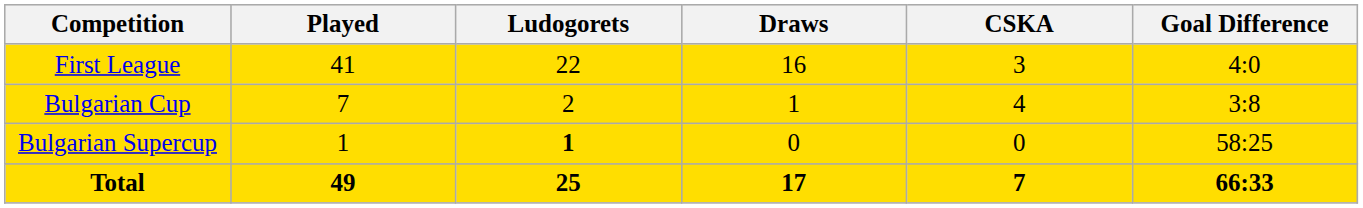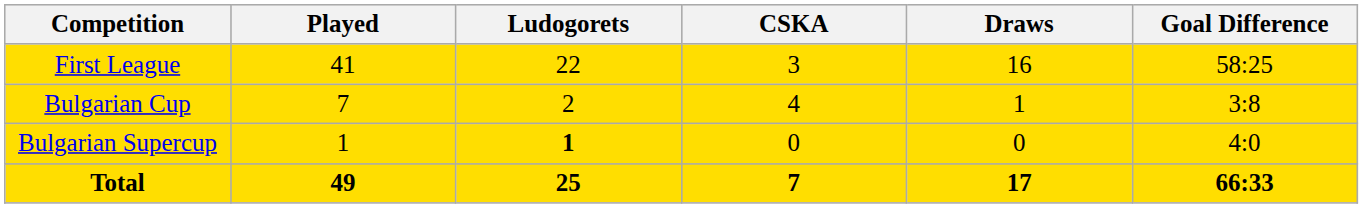columns swapped: (794, 24) <-> (1019, 24)
(1245, 63) 4:0 -> (1245, 63) 58:25
(1245, 143) 58:25 -> (1245, 143) 4:0
